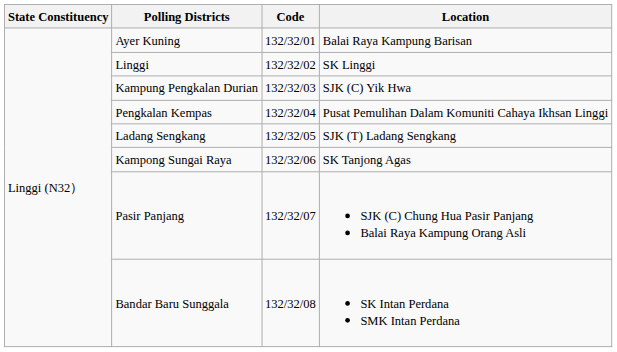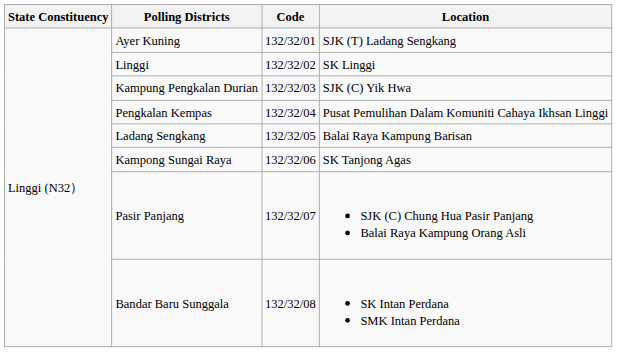(397, 41) Balai Raya Kampung Barisan -> (389, 41) SJK (T) Ladang Sengkang
(389, 136) SJK (T) Ladang Sengkang -> (397, 136) Balai Raya Kampung Barisan
